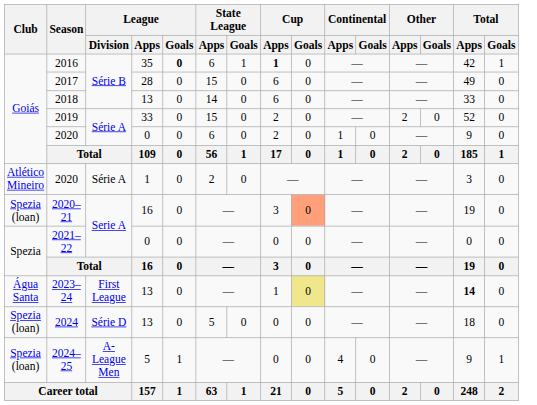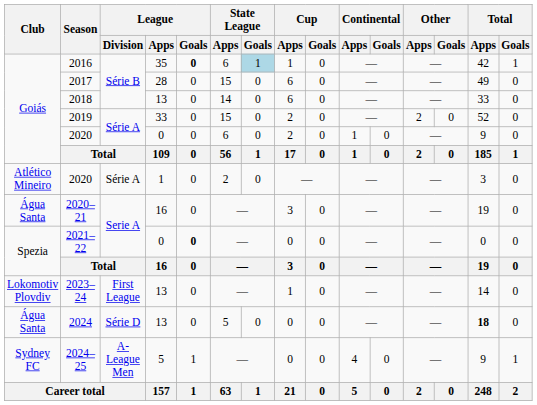(244, 63) no background -> (258, 63) lightblue background
(276, 63) bold -> (290, 63) normal
(26, 210) Spezia (loan) -> (33, 210) Água Santa
(308, 210) lightsalmon background -> (322, 210) no background
(179, 241) normal -> (193, 241) bold
(26, 291) Água Santa -> (33, 291) Lokomotiv Plovdiv
(308, 291) khaki background -> (322, 291) no background
(469, 291) bold -> (483, 291) normal
(26, 322) Spezia (loan) -> (33, 322) Água Santa
(469, 322) normal -> (483, 322) bold
(26, 360) Spezia (loan) -> (33, 360) Sydney FC
